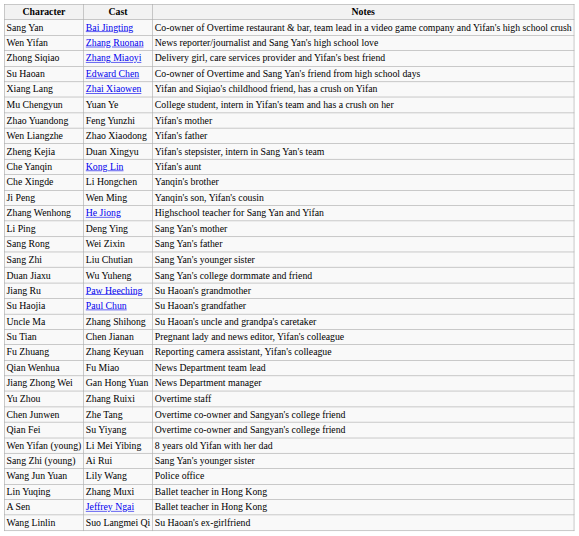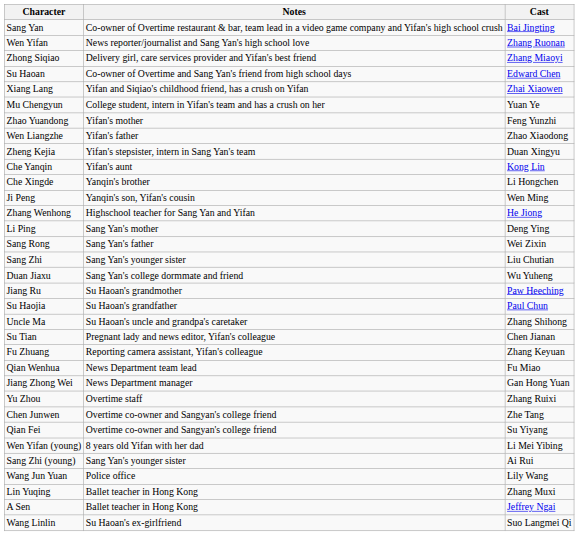columns swapped: (118, 12) <-> (363, 12)
